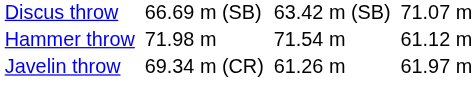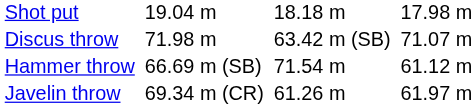+ row: (42, 12)
(203, 12) 66.69 m (SB) -> (181, 39) 71.98 m
(181, 39) 71.98 m -> (203, 66) 66.69 m (SB)
